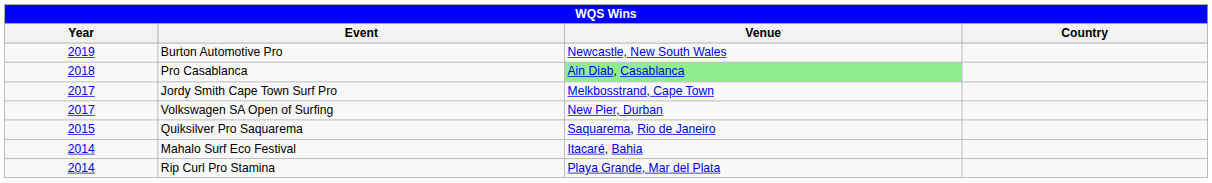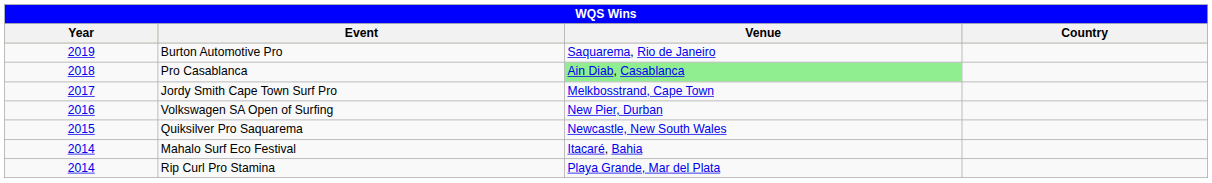(647, 52) Newcastle, New South Wales -> (642, 52) Saquarema, Rio de Janeiro
(81, 110) 2017 -> (81, 110) 2016
(642, 129) Saquarema, Rio de Janeiro -> (647, 129) Newcastle, New South Wales
